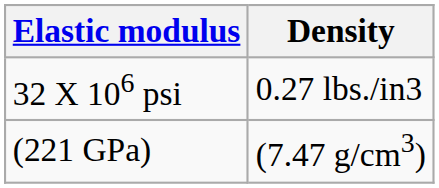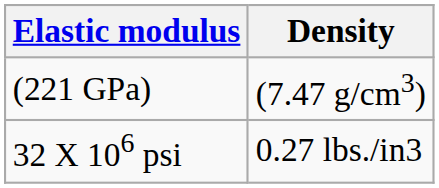rows swapped: (97, 88) <-> (82, 150)
